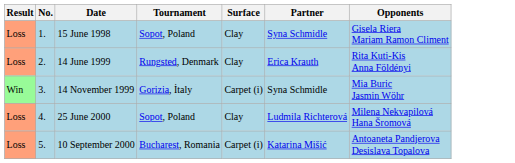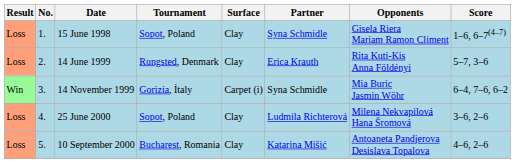+ column: (481, 12)
(244, 144) Carpet (i) -> (234, 144) Clay
